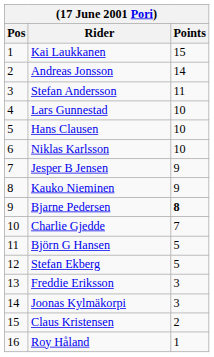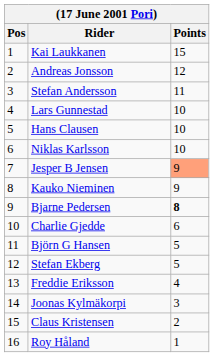(180, 71) 14 -> (180, 71) 12
(176, 168) no background -> (176, 168) lightsalmon background
(176, 226) 7 -> (176, 226) 6
(176, 284) 3 -> (176, 284) 4
